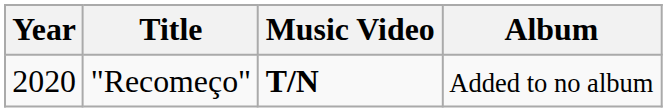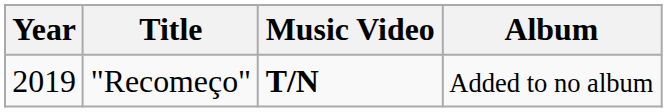(44, 80) 2020 -> (44, 80) 2019
